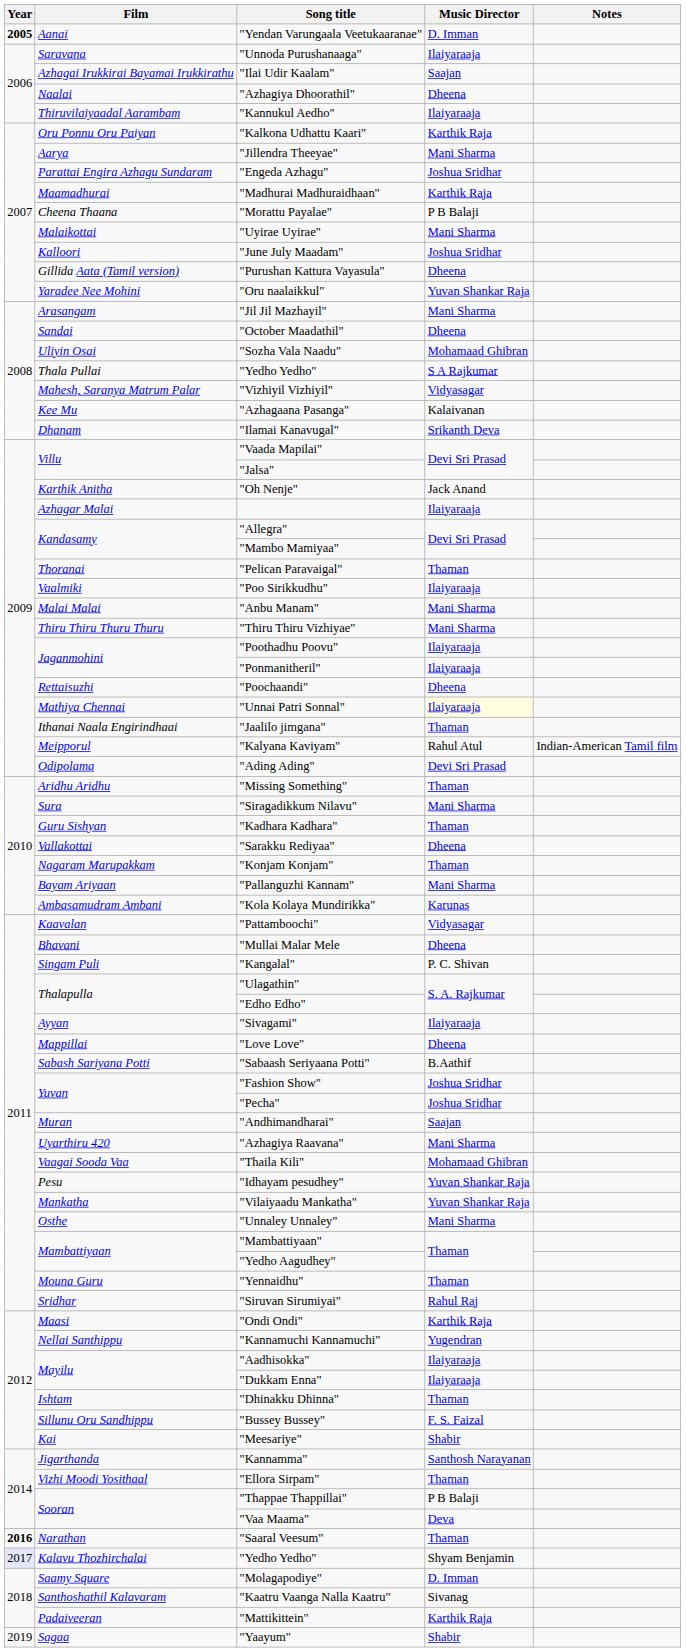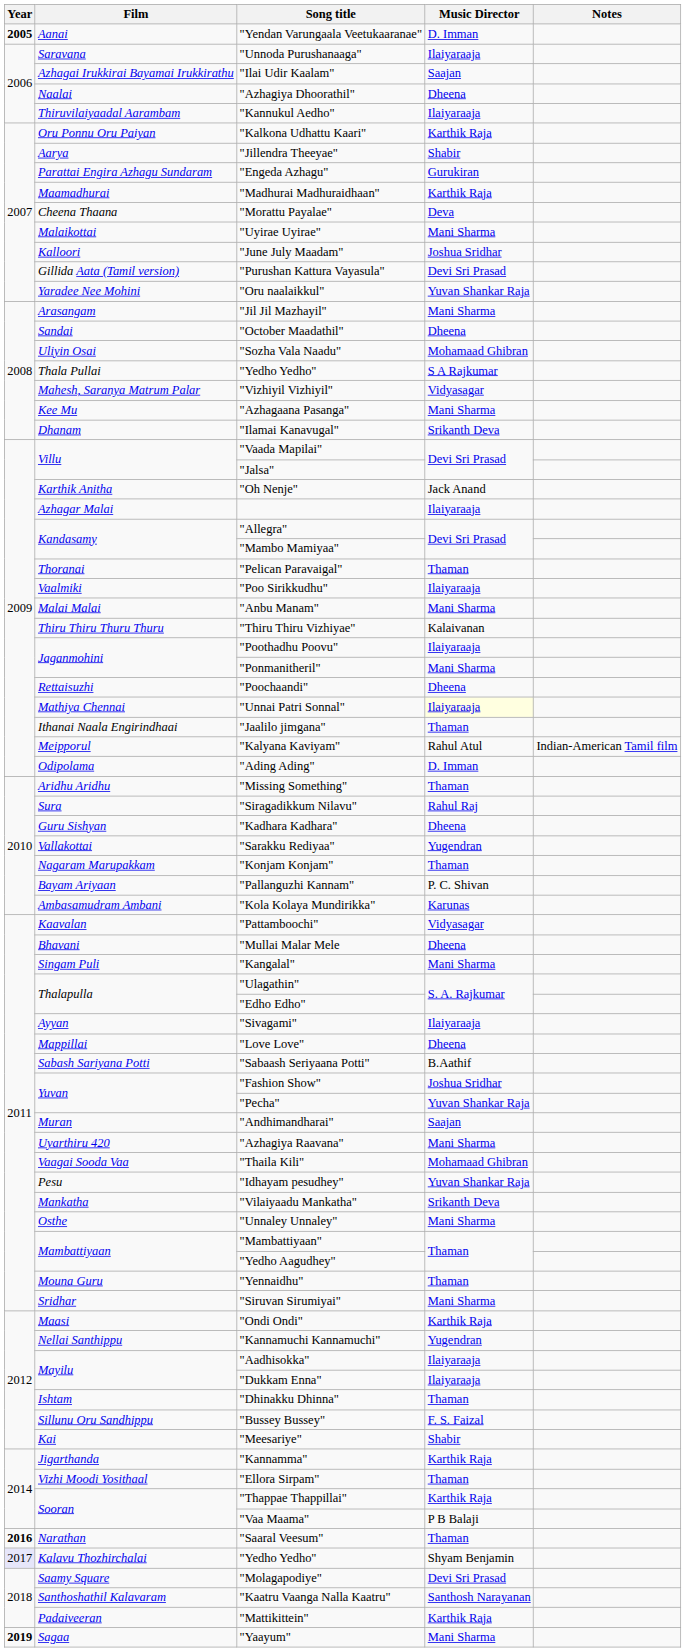(462, 152) Mani Sharma -> (444, 152) Shabir
(465, 172) Joshua Sridhar -> (453, 172) Gurukiran
(453, 212) P B Balaji -> (441, 212) Deva
(447, 271) Dheena -> (467, 271) Devi Sri Prasad
(456, 410) Kalaivanan -> (462, 410) Mani Sharma
(462, 627) Mani Sharma -> (456, 627) Kalaivanan
(454, 667) Ilaiyaraaja -> (462, 667) Mani Sharma
(467, 766) Devi Sri Prasad -> (453, 766) D. Imman
(462, 806) Mani Sharma -> (453, 806) Rahul Raj
(448, 825) Thaman -> (447, 825) Dheena
(447, 845) Dheena -> (455, 845) Yugendran
(462, 885) Mani Sharma -> (458, 885) P. C. Shivan
(458, 964) P. C. Shivan -> (462, 964) Mani Sharma
(465, 1102) Joshua Sridhar -> (479, 1102) Yuvan Shankar Raja
(479, 1201) Yuvan Shankar Raja -> (464, 1201) Srikanth Deva
(453, 1300) Rahul Raj -> (462, 1300) Mani Sharma
(479, 1459) Santhosh Narayanan -> (460, 1459) Karthik Raja
(453, 1498) P B Balaji -> (460, 1498) Karthik Raja
(441, 1518) Deva -> (453, 1518) P B Balaji
(453, 1578) D. Imman -> (467, 1578) Devi Sri Prasad
(448, 1597) Sivanag -> (479, 1597) Santhosh Narayanan
(20, 1637) normal -> (20, 1637) bold
(444, 1637) Shabir -> (462, 1637) Mani Sharma
